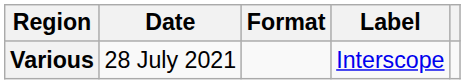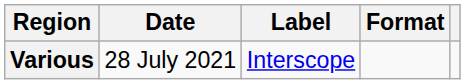columns swapped: (286, 22) <-> (390, 22)
